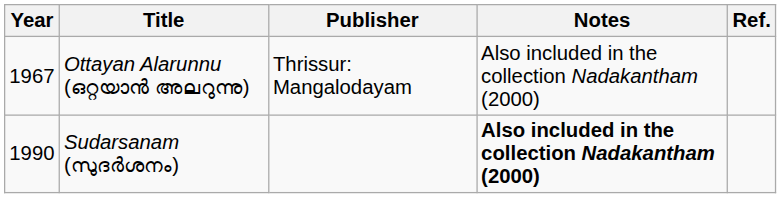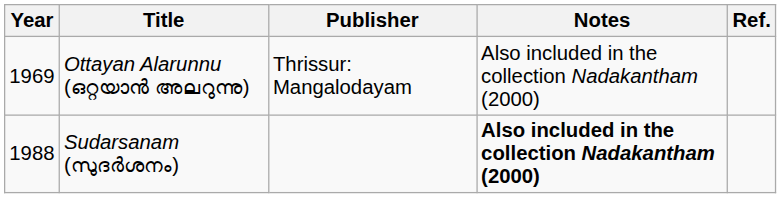(32, 75) 1967 -> (32, 75) 1969
(32, 153) 1990 -> (32, 153) 1988
